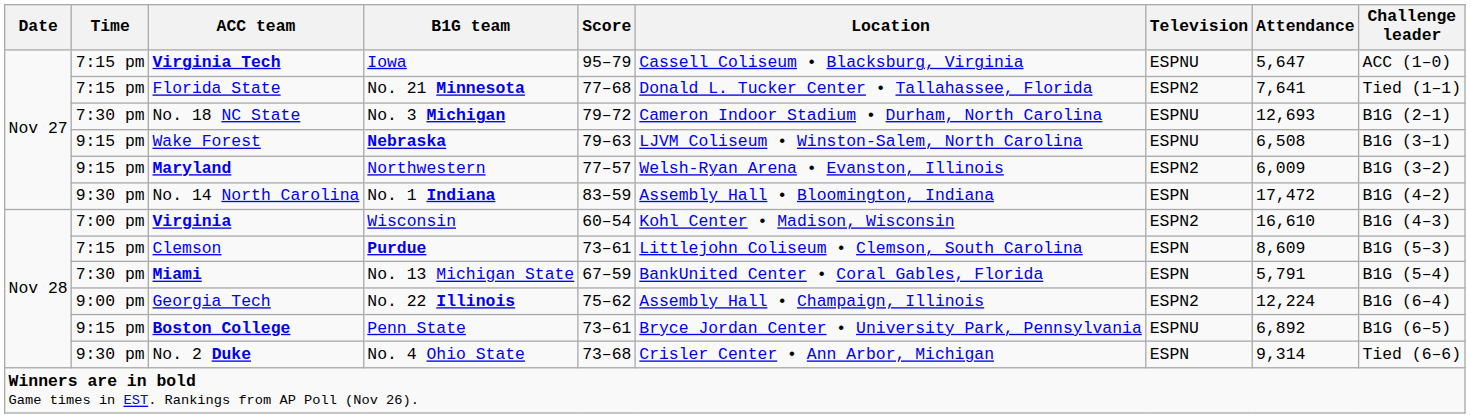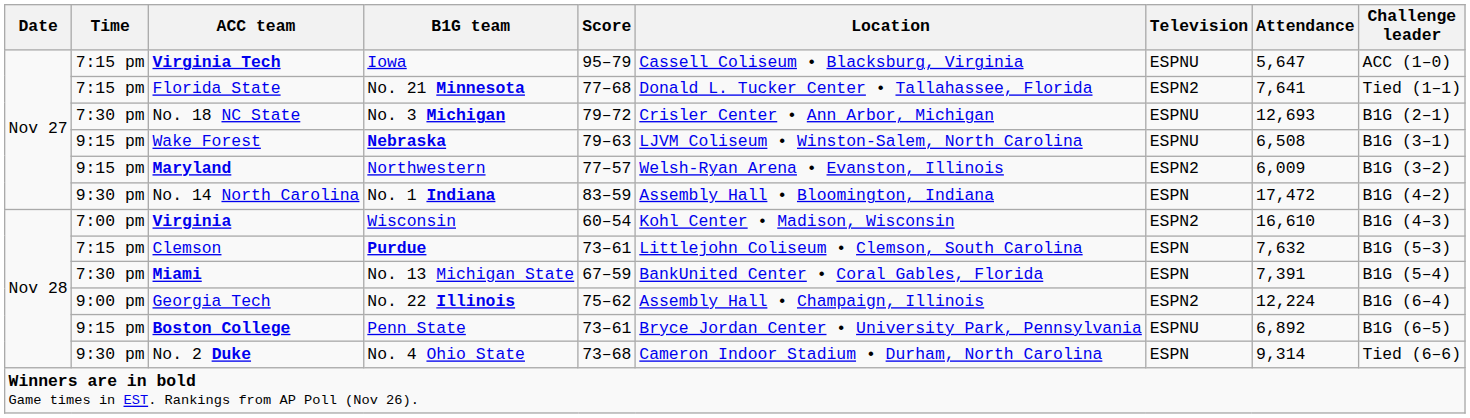(871, 116) Cameron Indoor Stadium • Durham, North Carolina -> (817, 116) Crisler Center • Ann Arbor, Michigan
(1281, 249) 8,609 -> (1281, 249) 7,632
(1281, 276) 5,791 -> (1281, 276) 7,391
(817, 355) Crisler Center • Ann Arbor, Michigan -> (871, 355) Cameron Indoor Stadium • Durham, North Carolina
